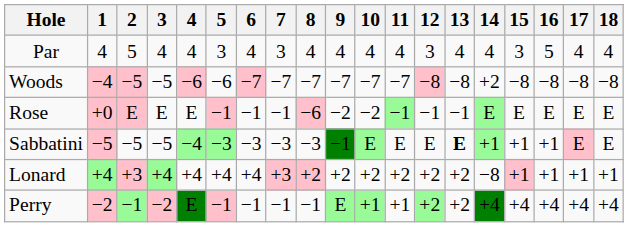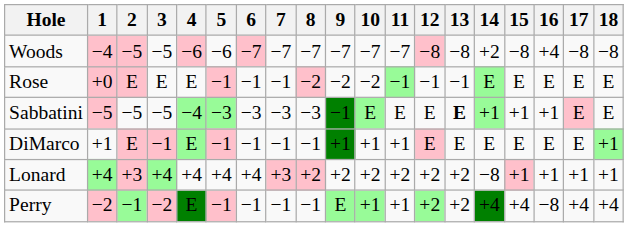- row: (46, 50)
(549, 81) −8 -> (549, 50) +4
(311, 112) −6 -> (311, 81) −2
+ row: (44, 143)
(549, 205) +4 -> (549, 205) −8
